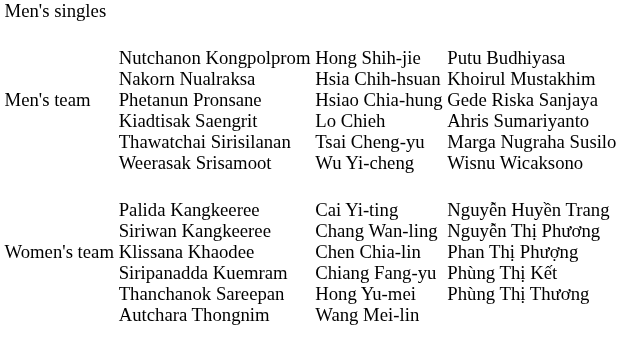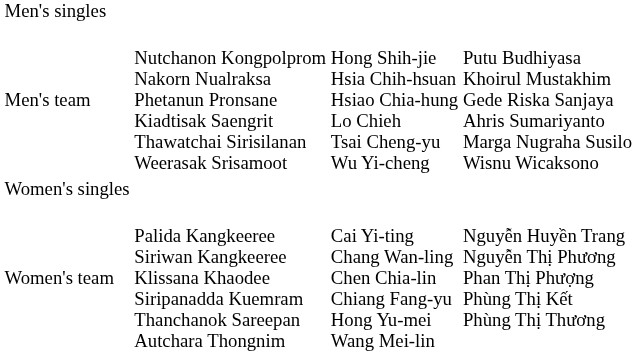+ row: (67, 188)
